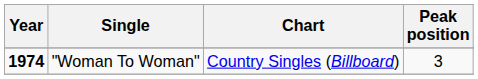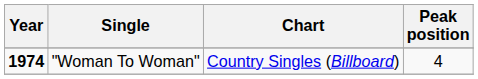(438, 61) 3 -> (438, 61) 4
